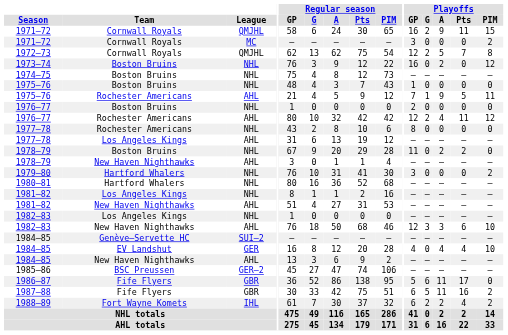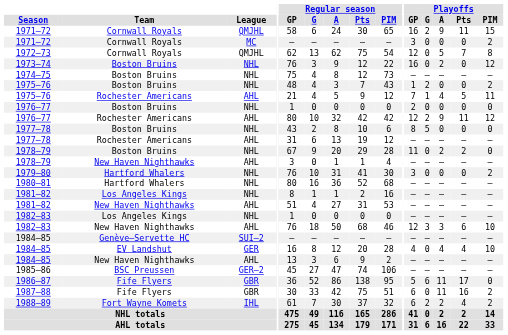(427, 53) 2 -> (427, 53) 0
(427, 86) 0 -> (427, 86) 2
(490, 86) 0 -> (490, 86) 2
(441, 96) 9 -> (441, 96) 4
(441, 118) 4 -> (441, 118) 9
(144, 129) Rochester Americans -> (144, 129) Boston Bruins
(427, 129) 0 -> (427, 129) 5
(144, 140) Los Angeles Kings -> (144, 140) Rochester Americans
(427, 292) 5 -> (427, 292) 0
